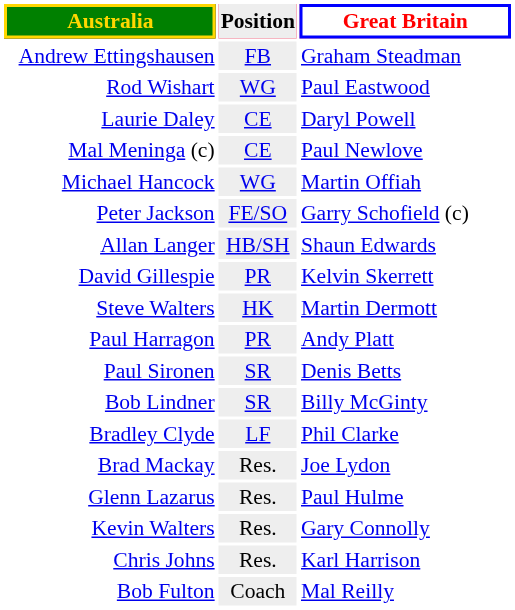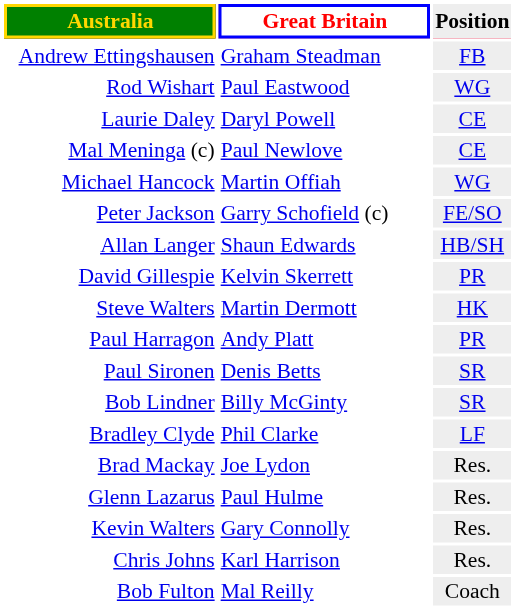columns swapped: (258, 20) <-> (405, 20)
